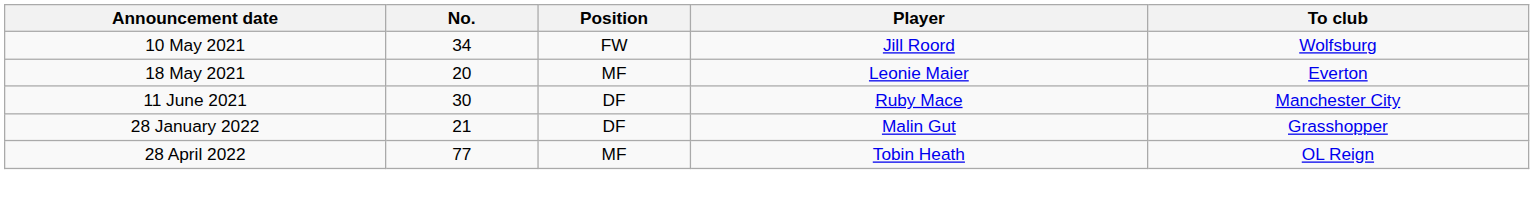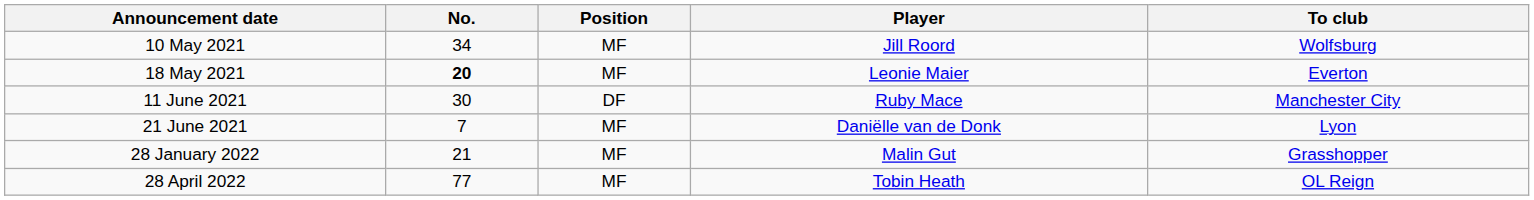(614, 45) FW -> (614, 45) MF
(462, 72) normal -> (462, 72) bold
+ row: (195, 127)
(614, 127) DF -> (614, 154) MF
